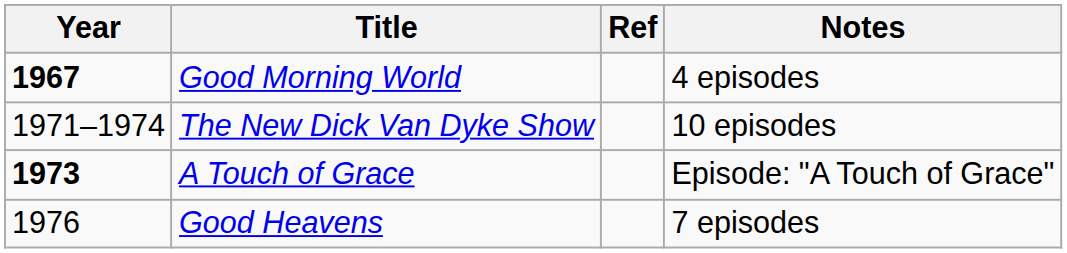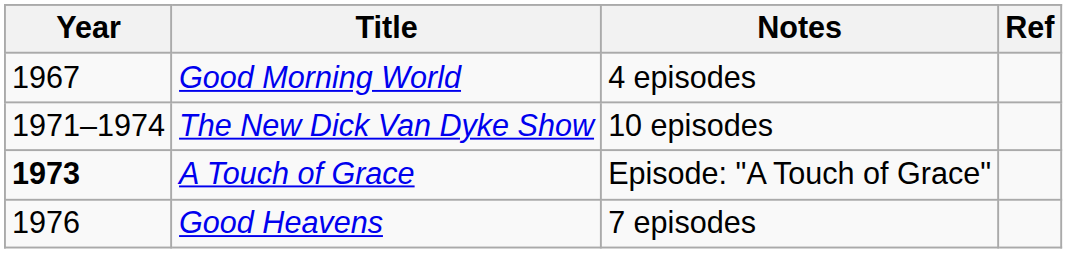columns swapped: (863, 28) <-> (633, 28)
(46, 77) bold -> (46, 77) normal
